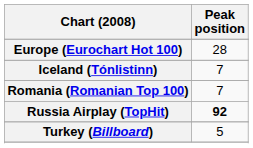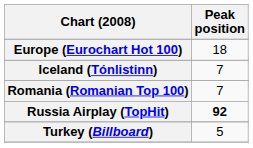(220, 49) 28 -> (220, 49) 18
